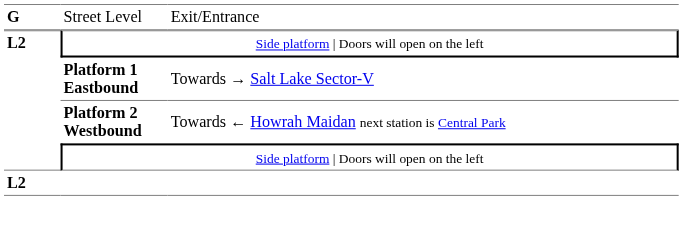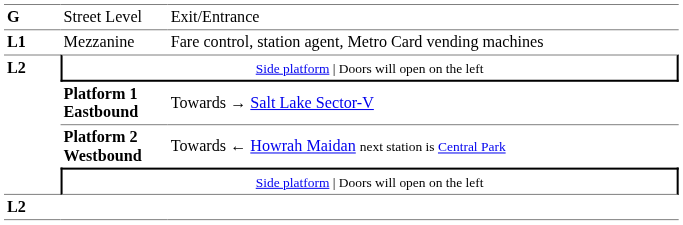+ row: (99, 42)
